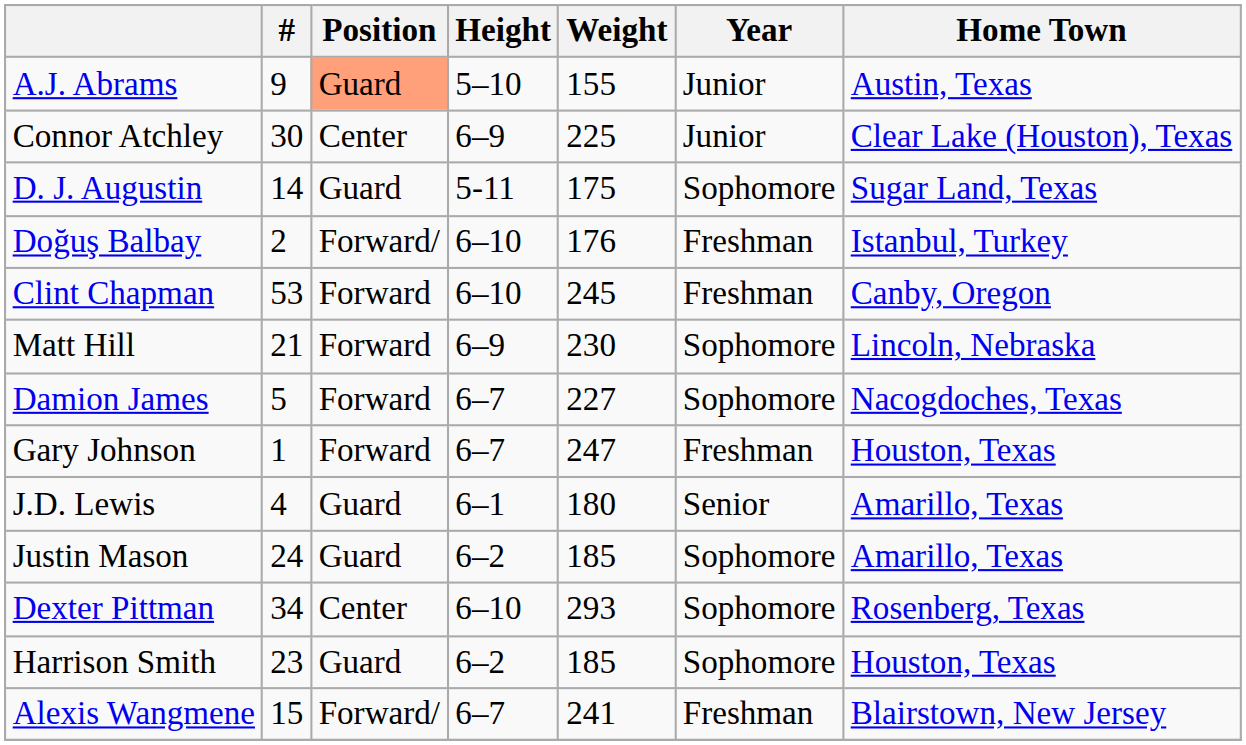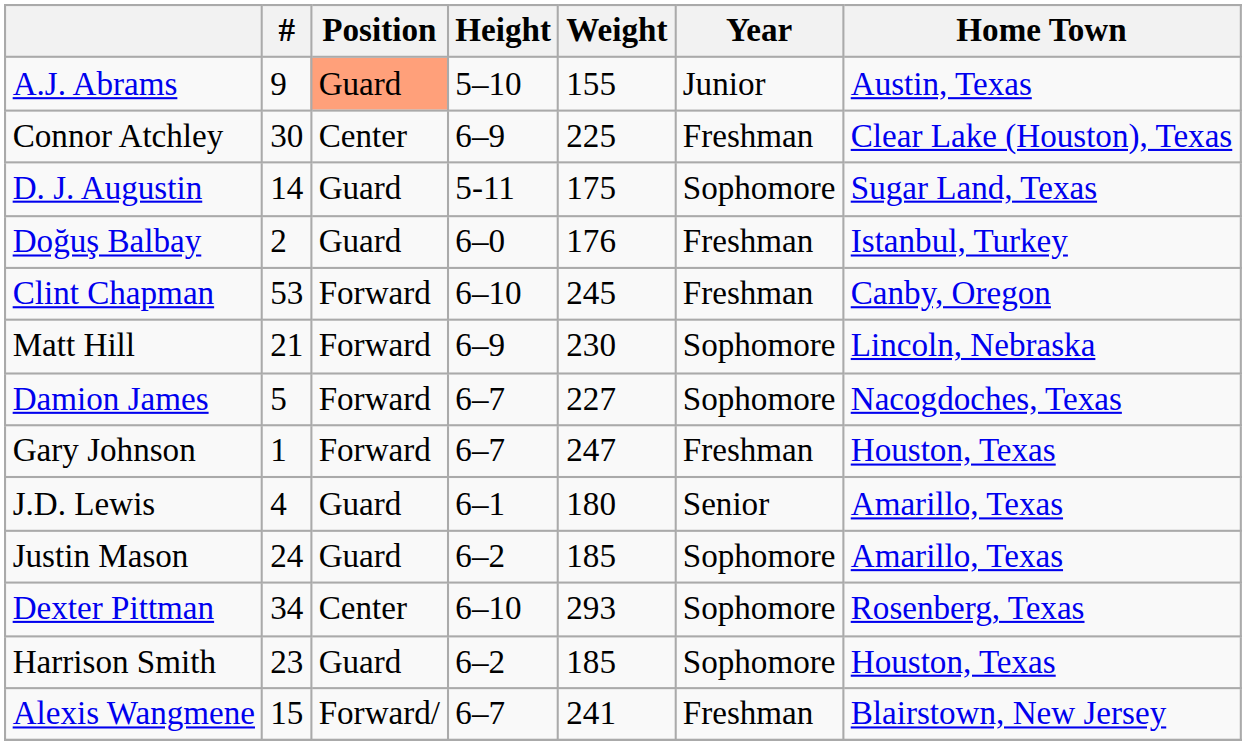(724, 135) Junior -> (748, 135) Freshman
(379, 240) Forward/ -> (360, 240) Guard
(488, 240) 6–10 -> (480, 240) 6–0
